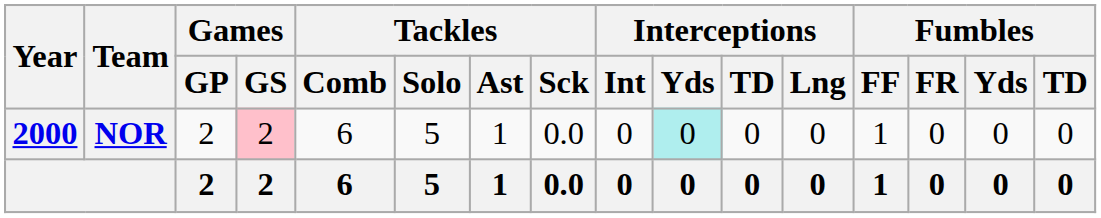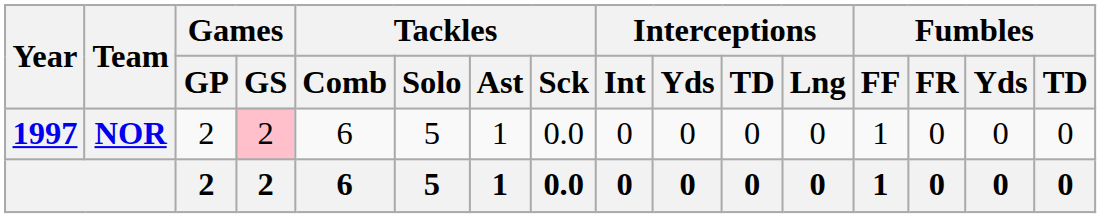(45, 133) 2000 -> (45, 133) 1997
(688, 133) paleturquoise background -> (688, 133) no background
